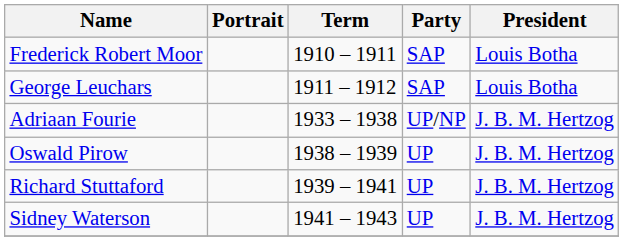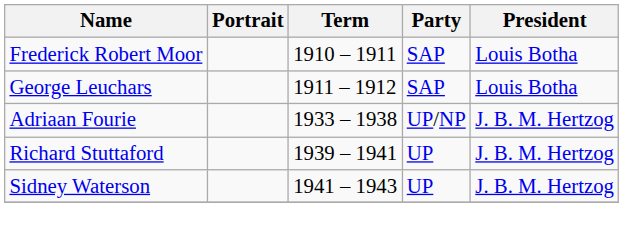- row: (69, 152)
